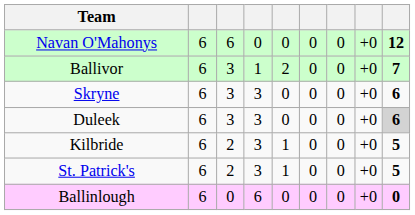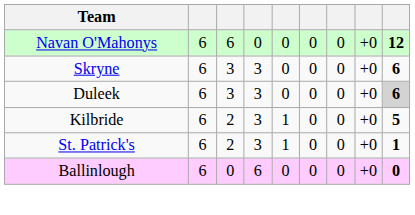- row: (97, 68)
(396, 171) 5 -> (396, 145) 1
